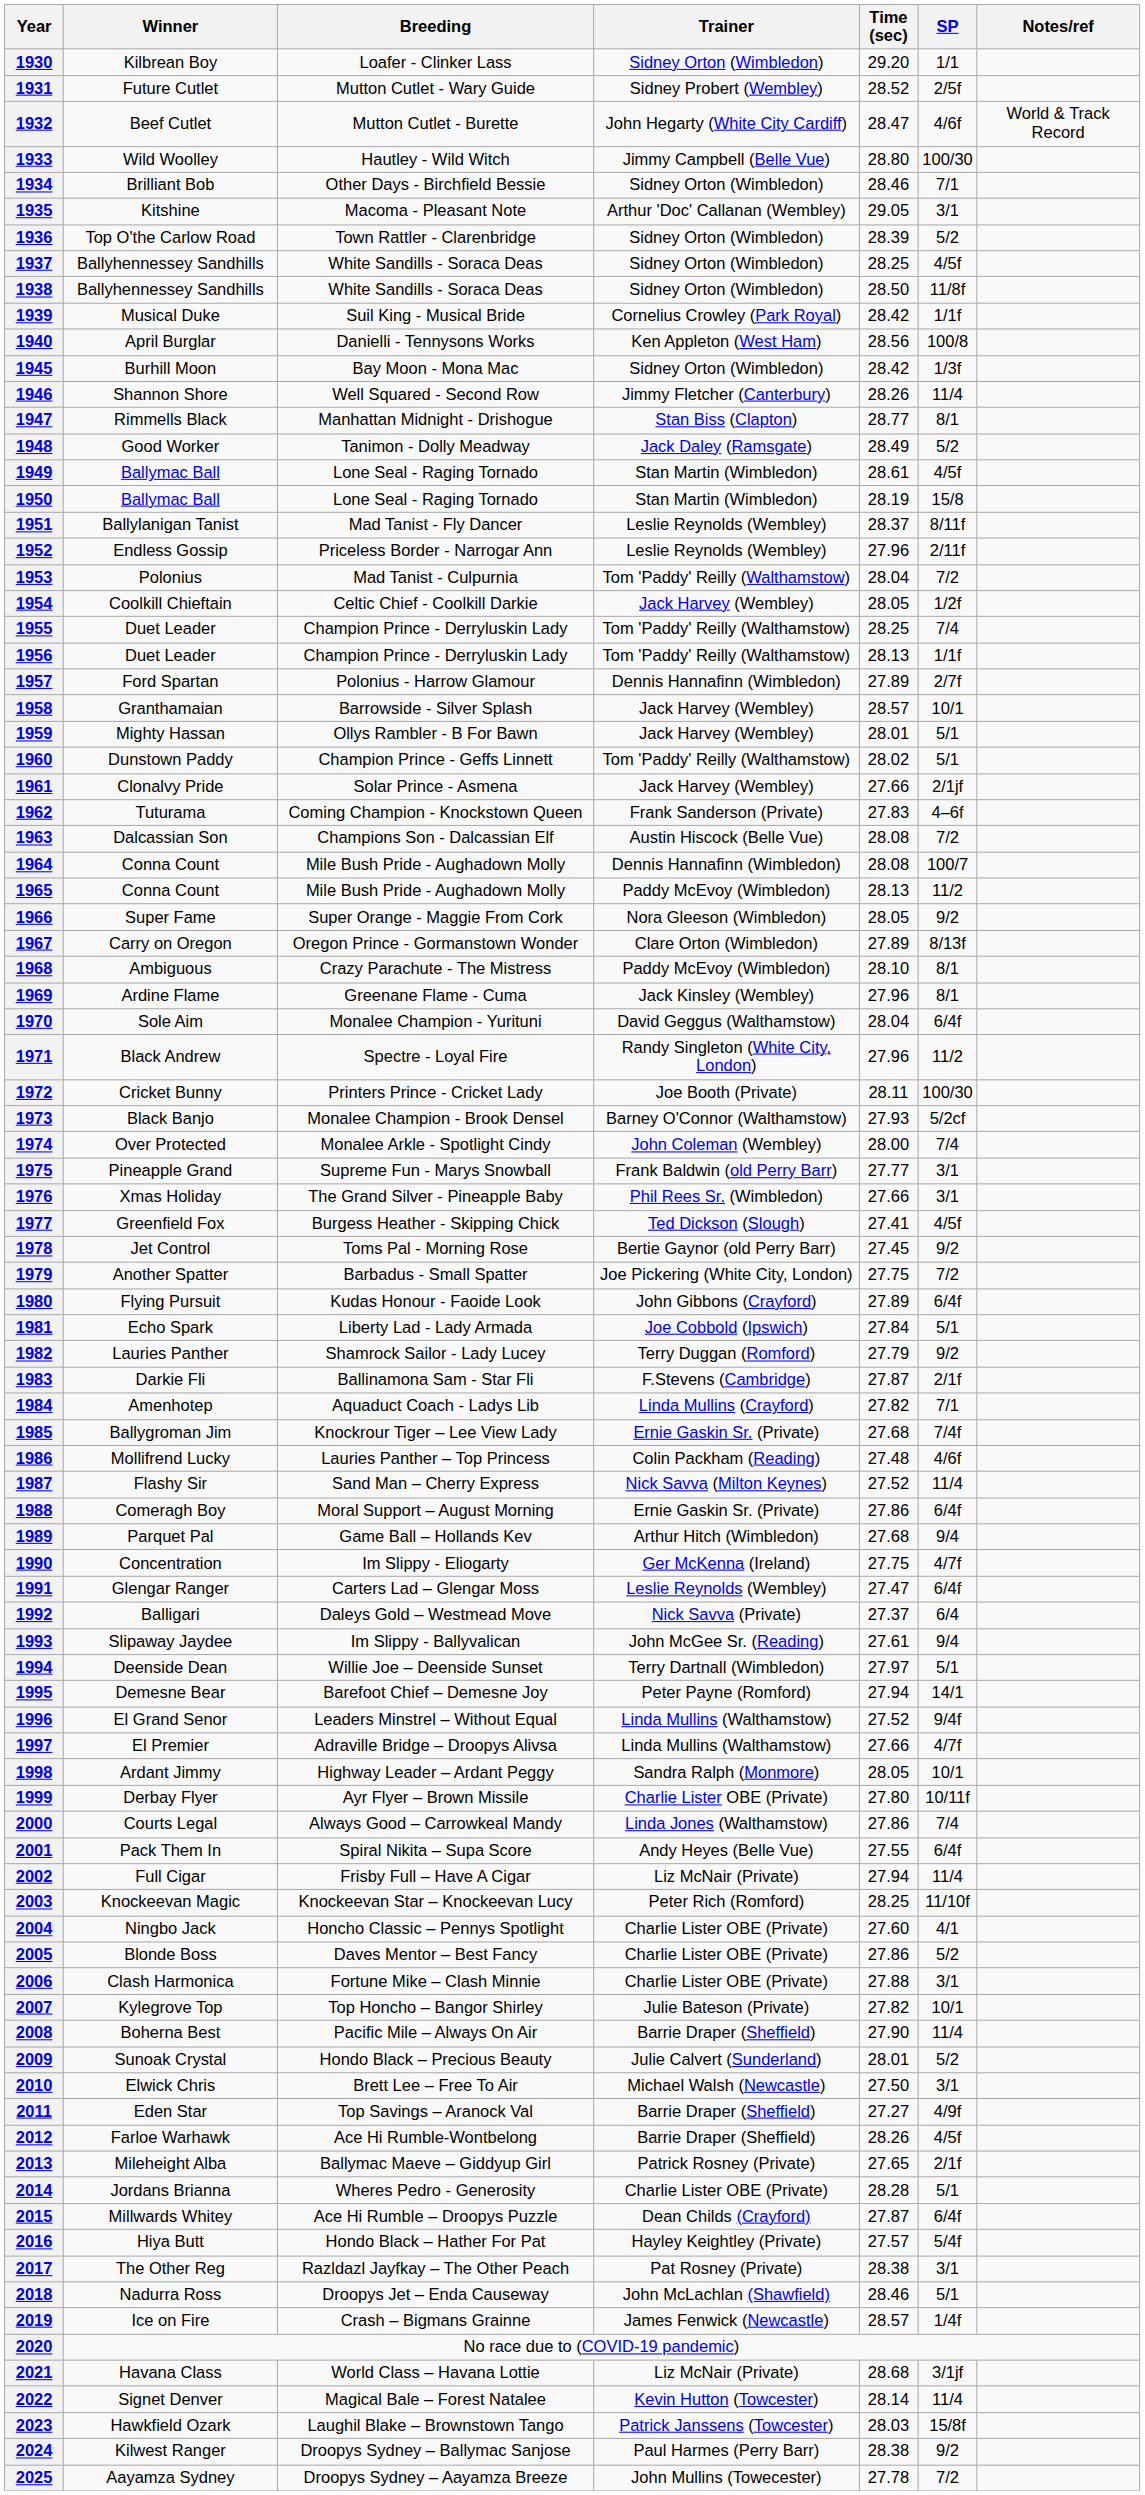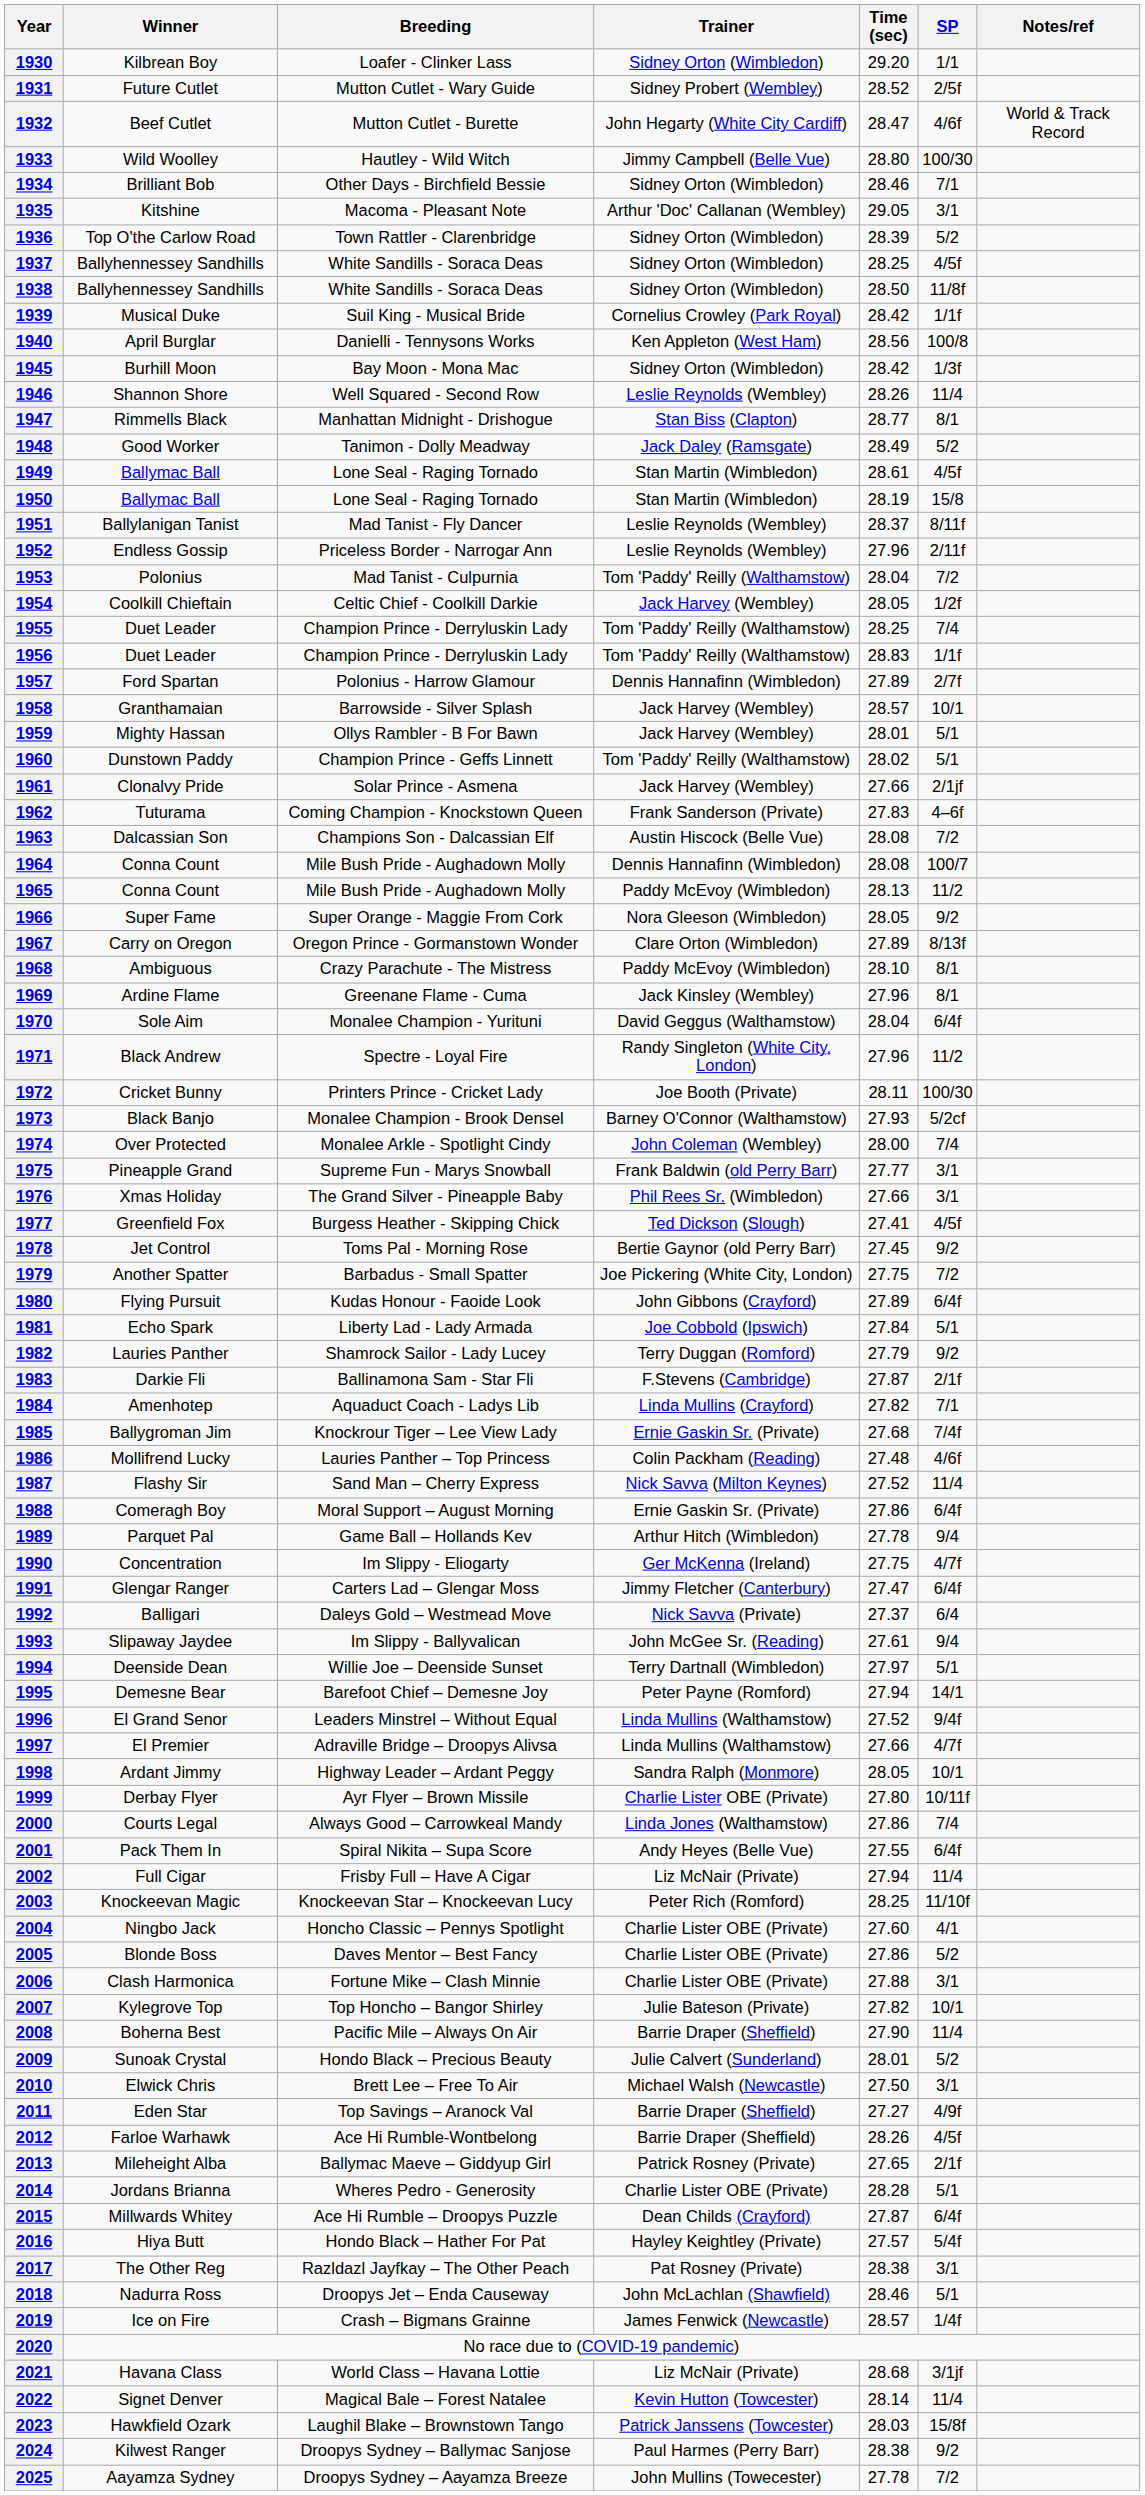(726, 394) Jimmy Fletcher (Canterbury) -> (726, 394) Leslie Reynolds (Wembley)
(888, 655) 28.13 -> (888, 655) 28.83
(888, 1536) 27.68 -> (888, 1536) 27.78
(726, 1589) Leslie Reynolds (Wembley) -> (726, 1589) Jimmy Fletcher (Canterbury)
